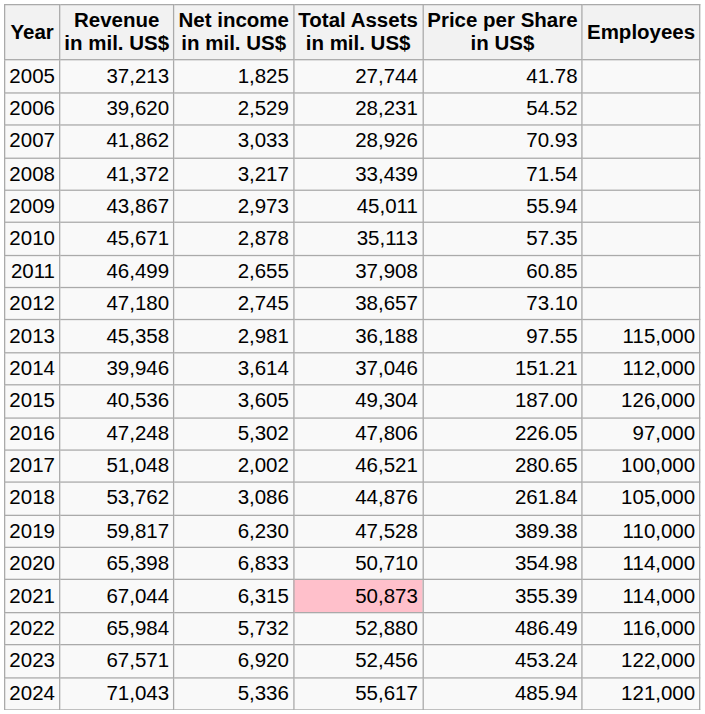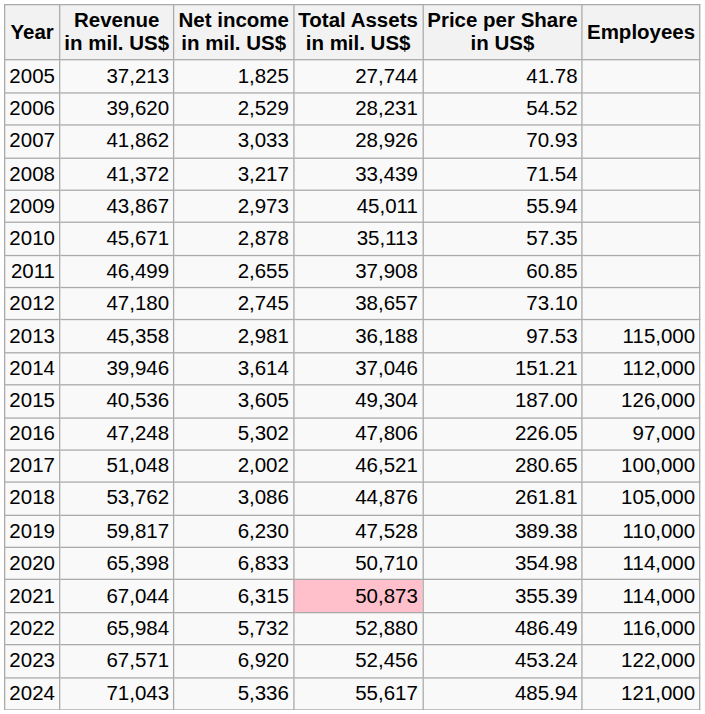(552, 336) 97.55 -> (552, 336) 97.53
(546, 498) 261.84 -> (546, 498) 261.81
